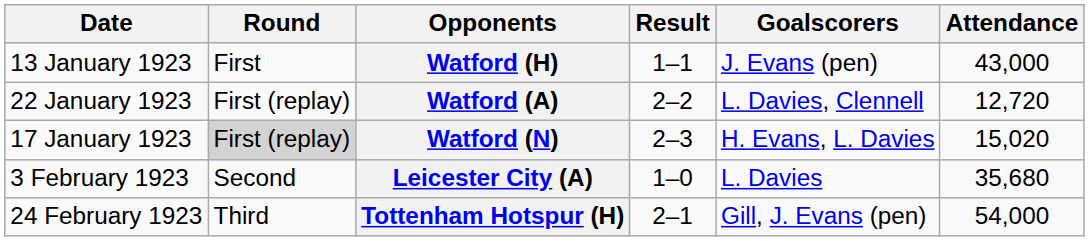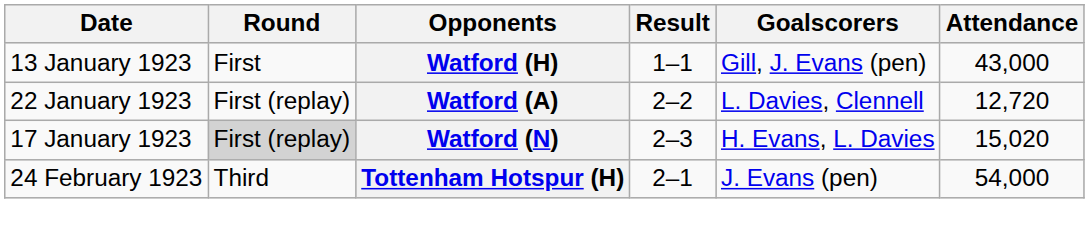(799, 62) J. Evans (pen) -> (824, 62) Gill, J. Evans (pen)
- row: (493, 178)
(824, 216) Gill, J. Evans (pen) -> (799, 178) J. Evans (pen)
